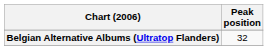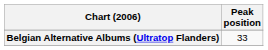(242, 38) 32 -> (242, 38) 33
